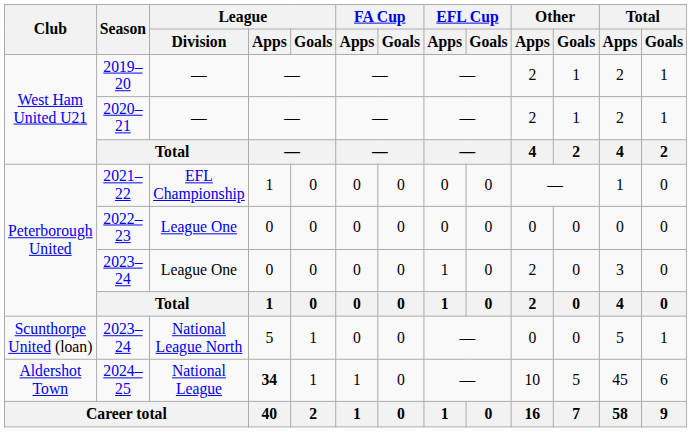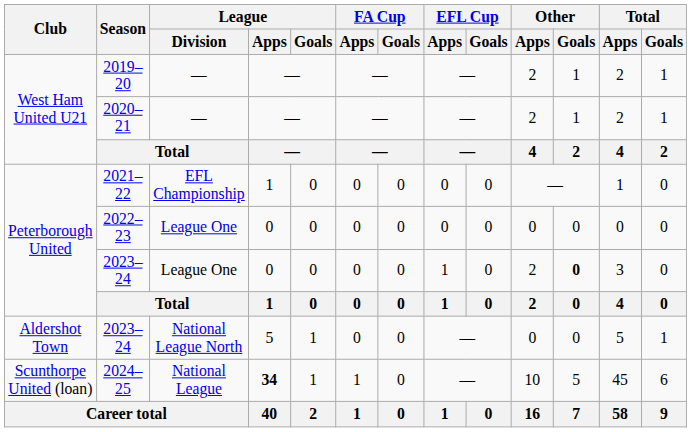(576, 270) normal -> (576, 270) bold
(50, 337) Scunthorpe United (loan) -> (50, 337) Aldershot Town
(50, 380) Aldershot Town -> (50, 380) Scunthorpe United (loan)
